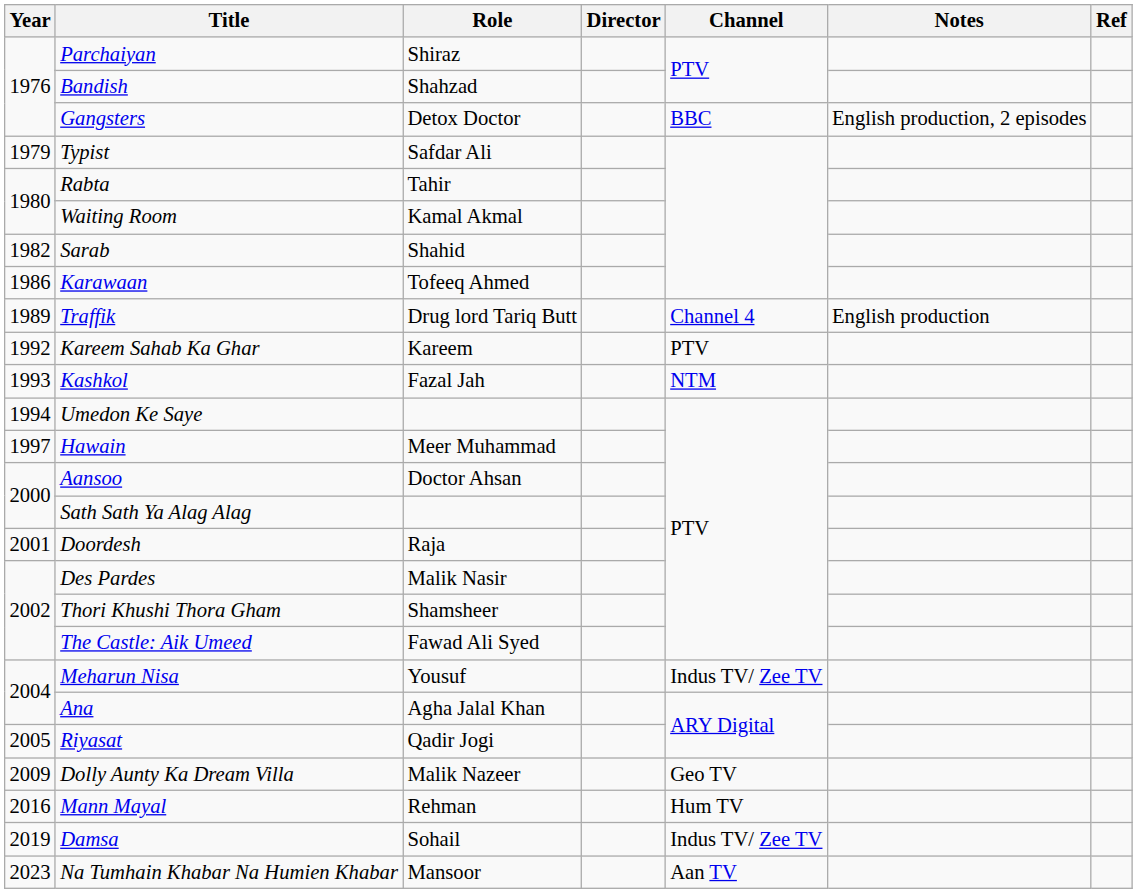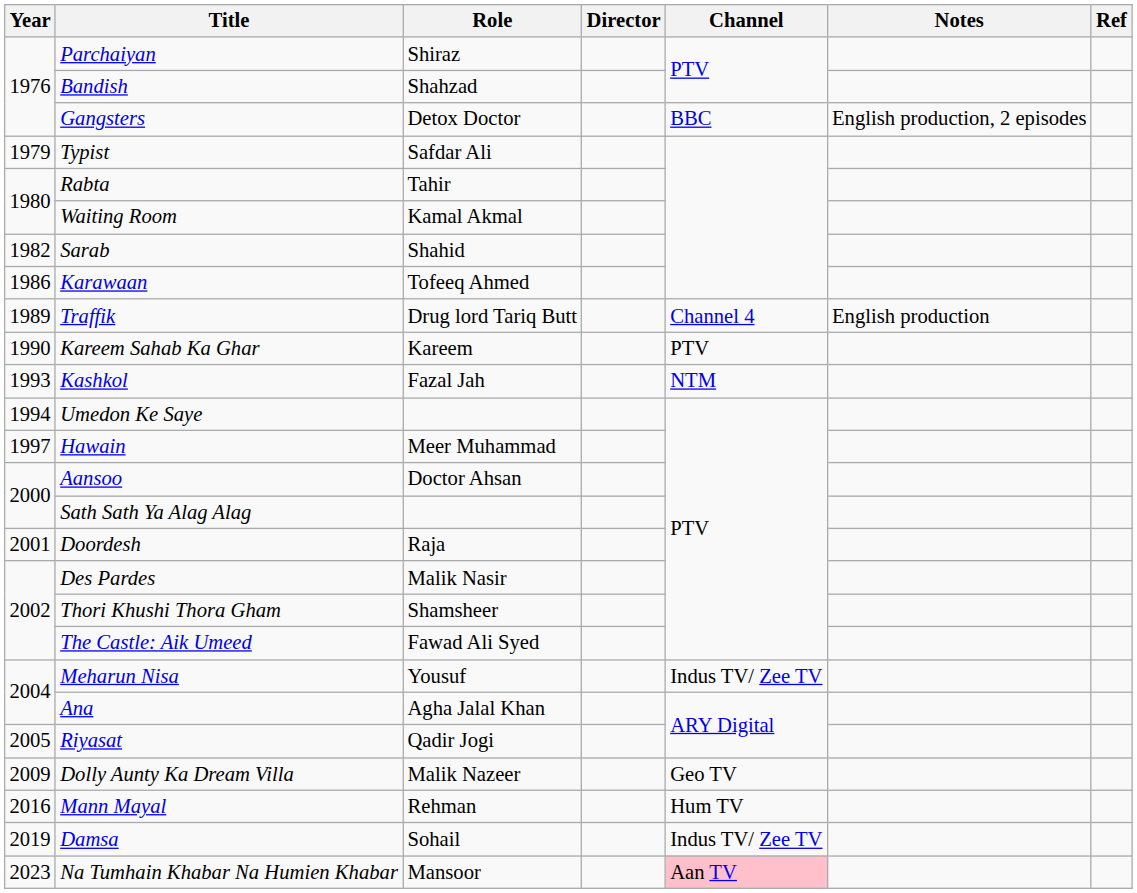(30, 348) 1992 -> (30, 348) 1990
(704, 871) no background -> (704, 871) pink background
